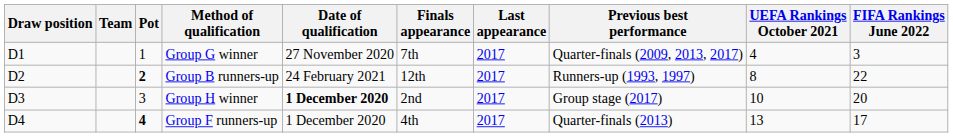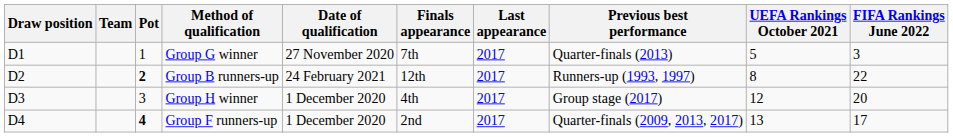(648, 53) Quarter-finals (2009, 2013, 2017) -> (613, 53) Quarter-finals (2013)
(753, 53) 4 -> (753, 53) 5
(337, 98) bold -> (335, 98) normal
(411, 98) 2nd -> (410, 98) 4th
(756, 98) 10 -> (756, 98) 12
(410, 120) 4th -> (411, 120) 2nd
(613, 120) Quarter-finals (2013) -> (648, 120) Quarter-finals (2009, 2013, 2017)
